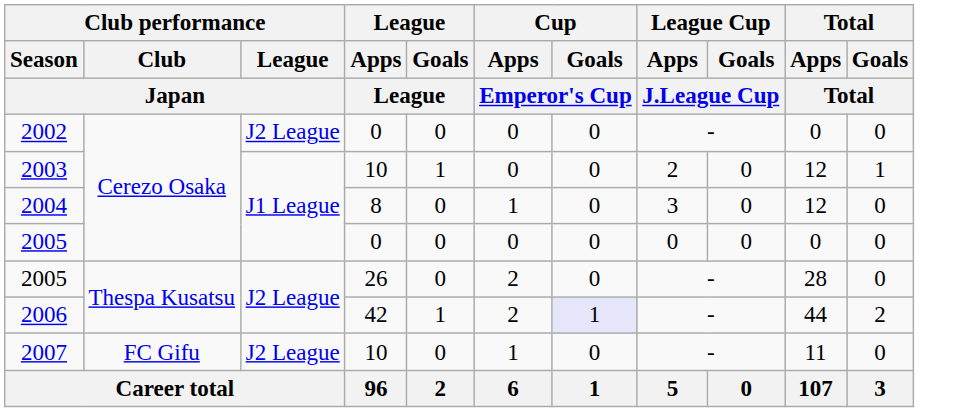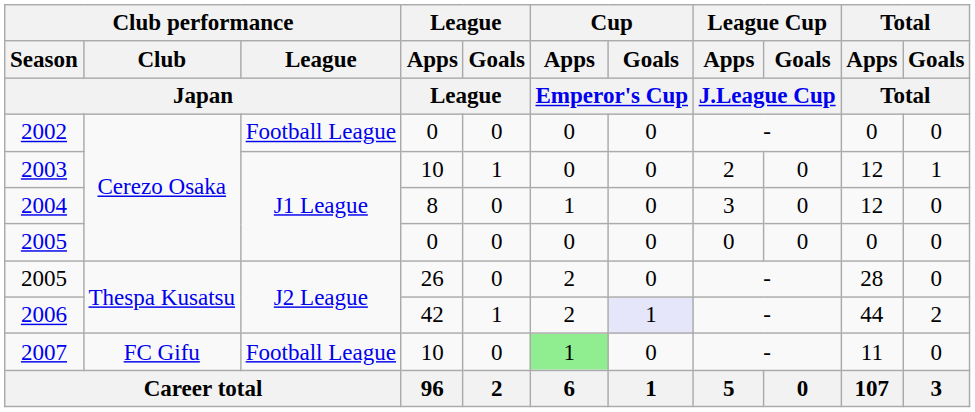(293, 132) J2 League -> (321, 132) Football League
(293, 351) J2 League -> (321, 351) Football League
(513, 351) no background -> (569, 351) lightgreen background
